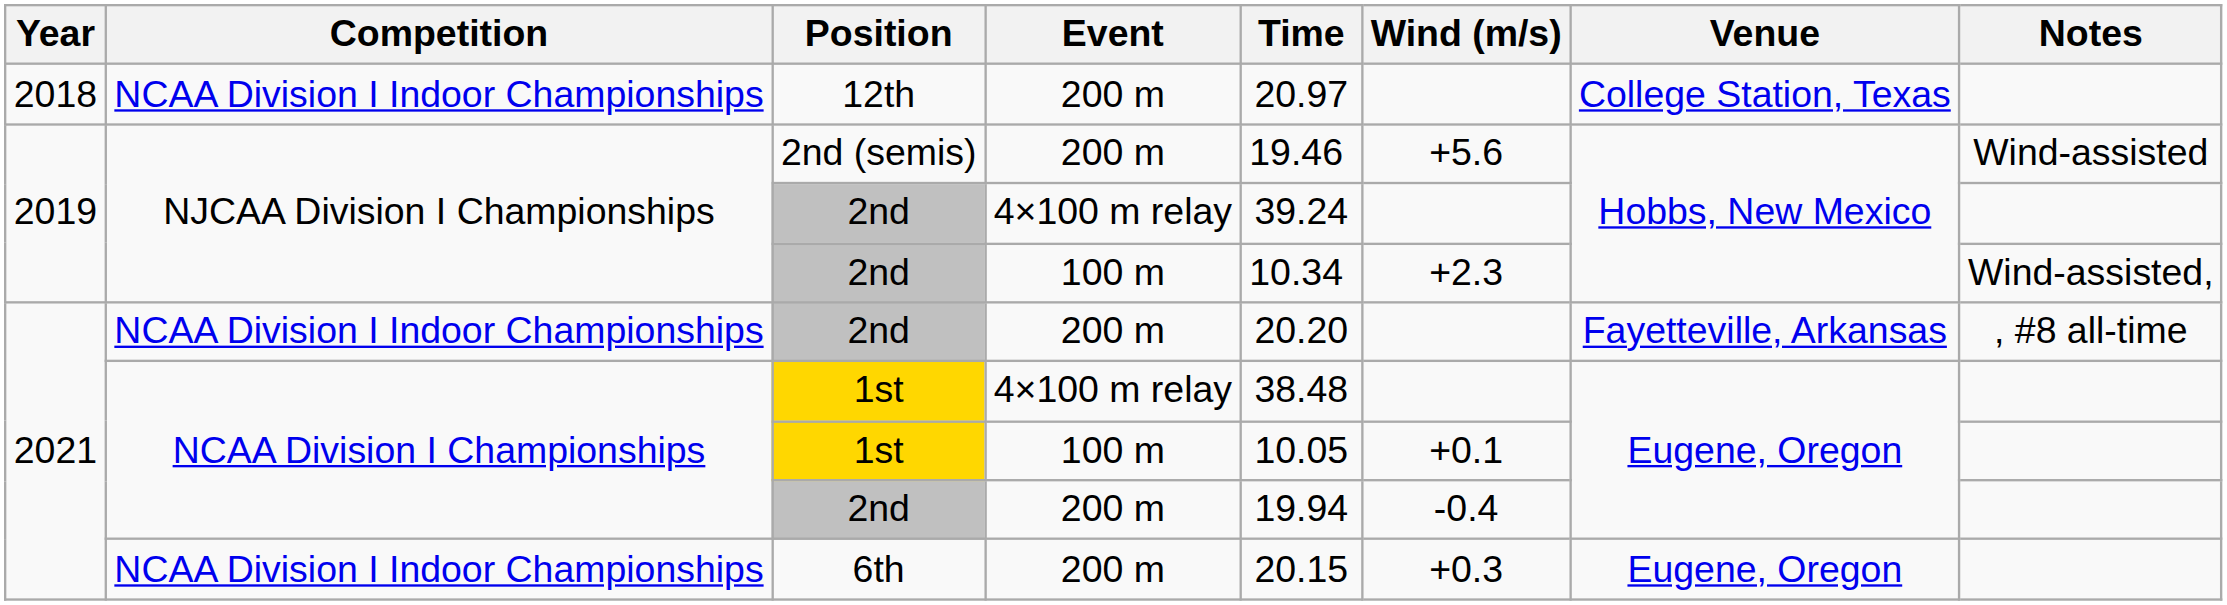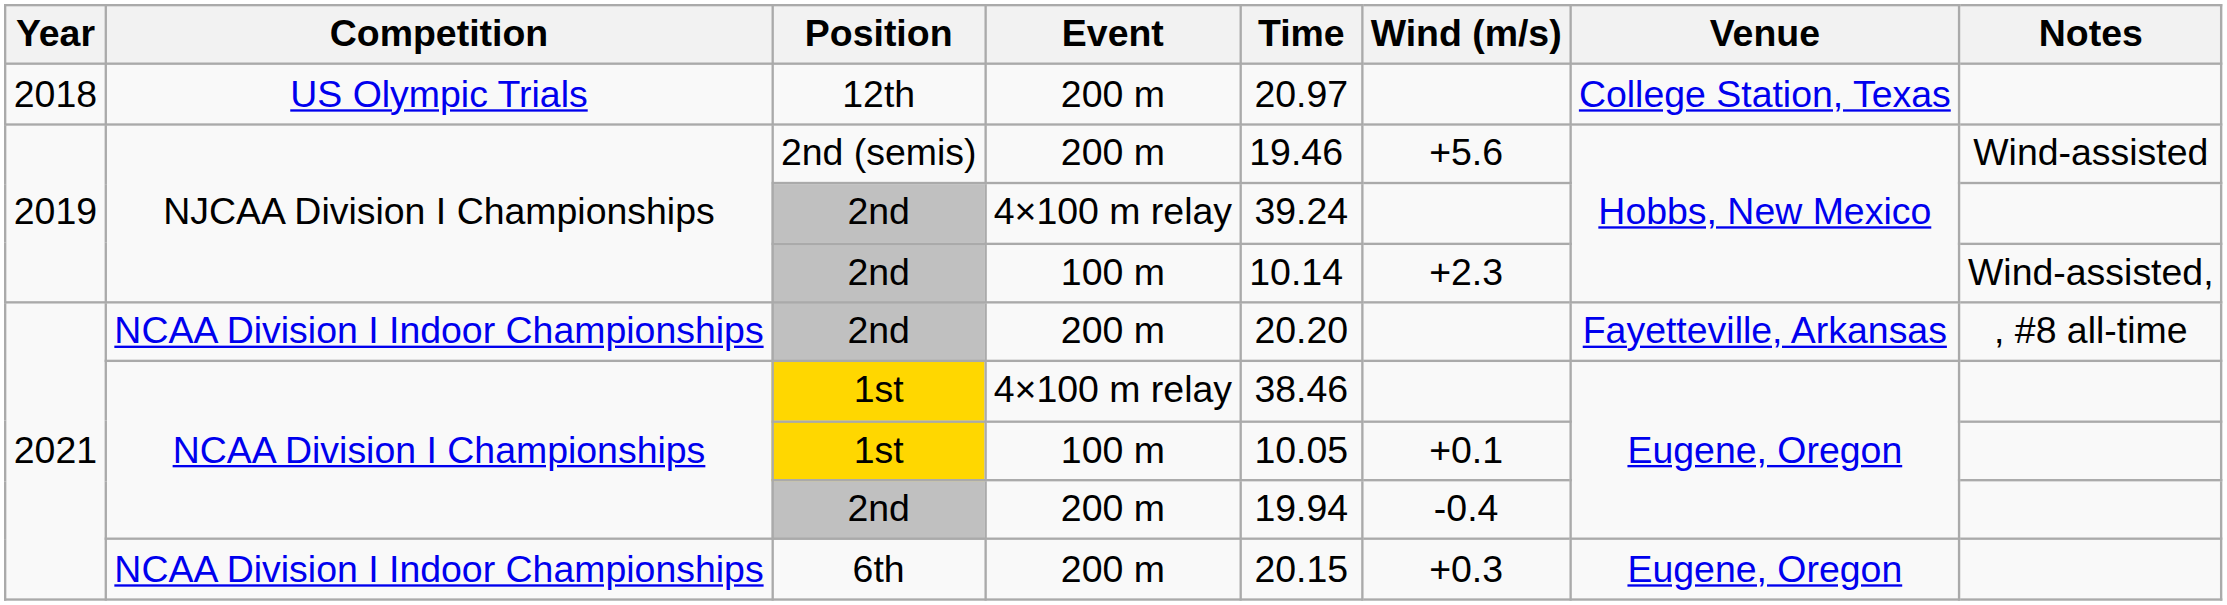(439, 93) NCAA Division I Indoor Championships -> (439, 93) US Olympic Trials
(1301, 271) 10.34 -> (1301, 271) 10.14
(1301, 390) 38.48 -> (1301, 390) 38.46
